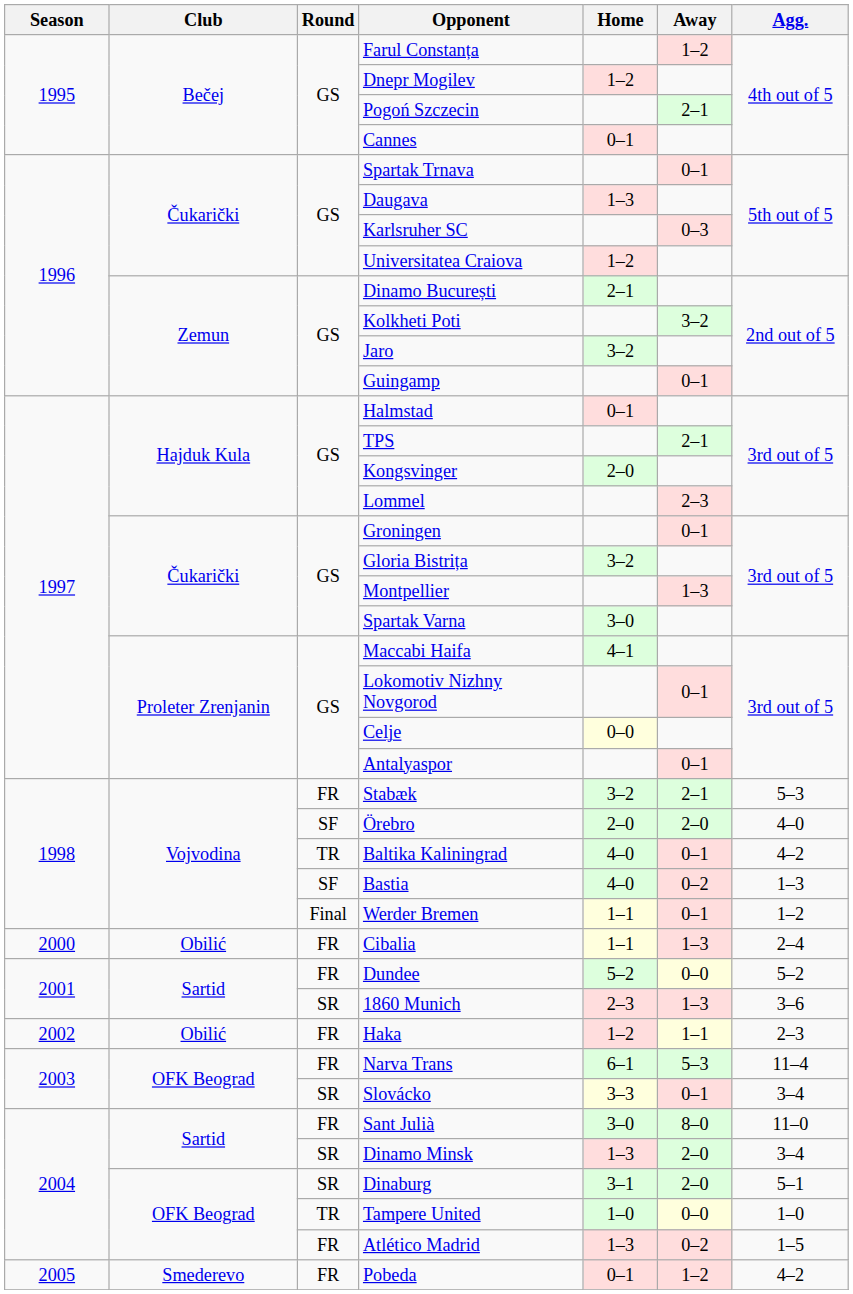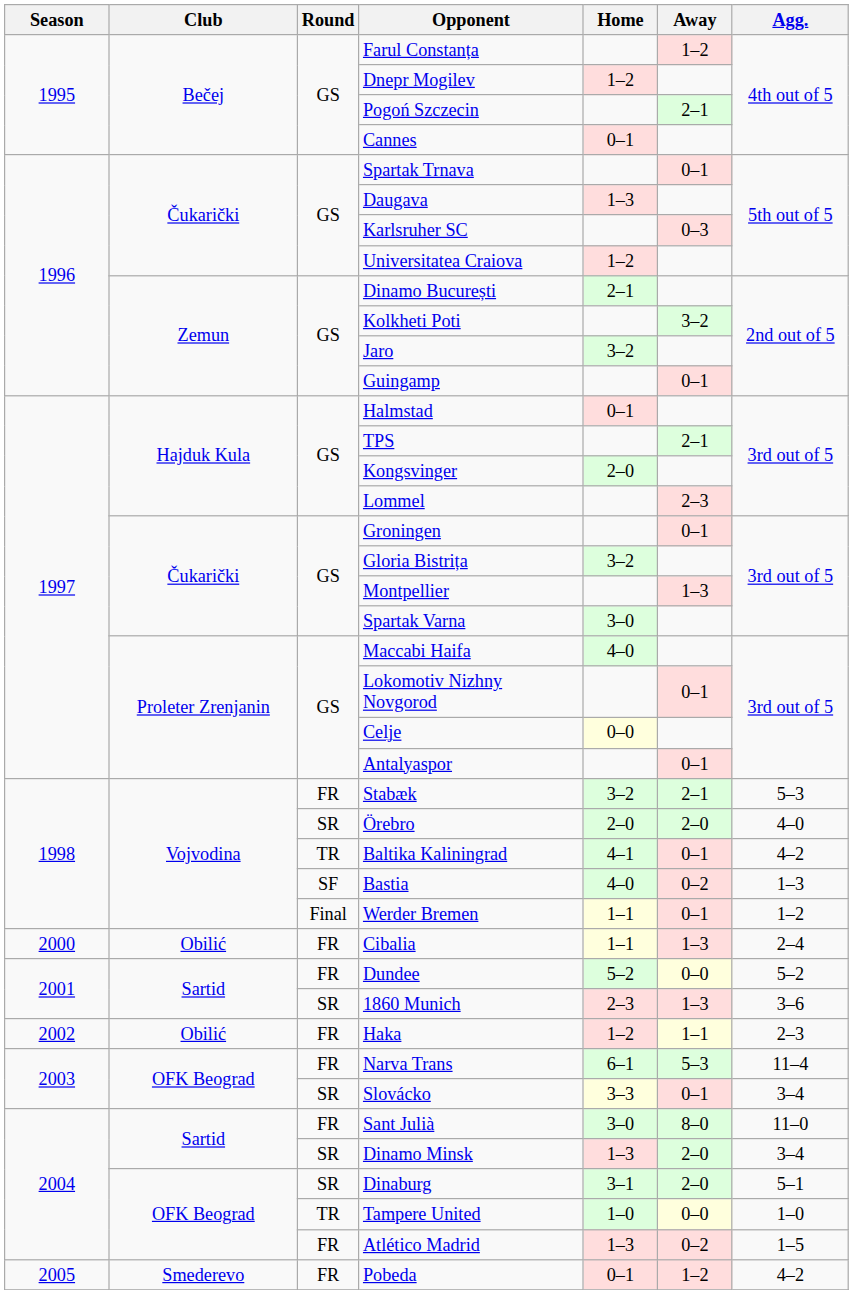(620, 651) 4–1 -> (620, 651) 4–0
(328, 823) SF -> (328, 823) SR
(620, 853) 4–0 -> (620, 853) 4–1
